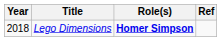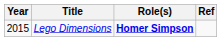(18, 28) 2018 -> (18, 28) 2015
